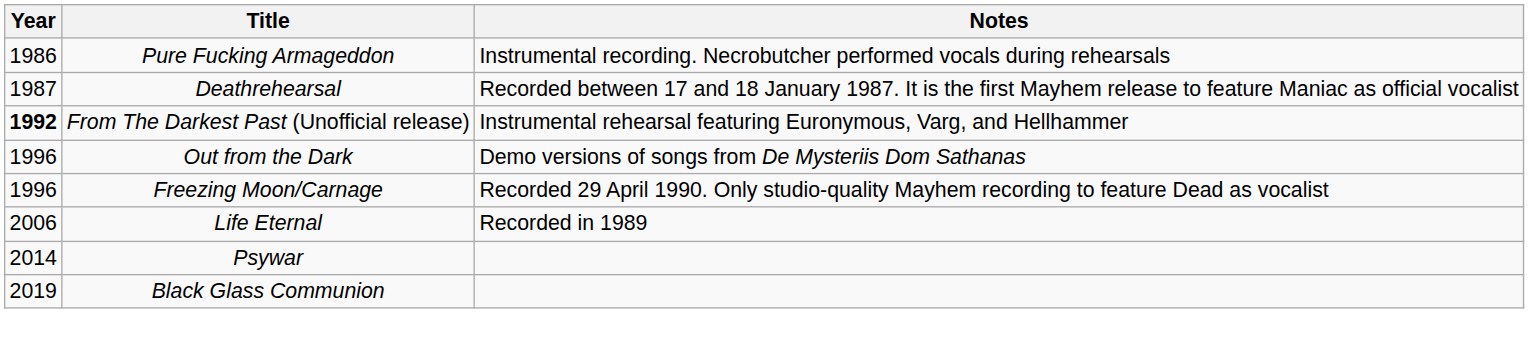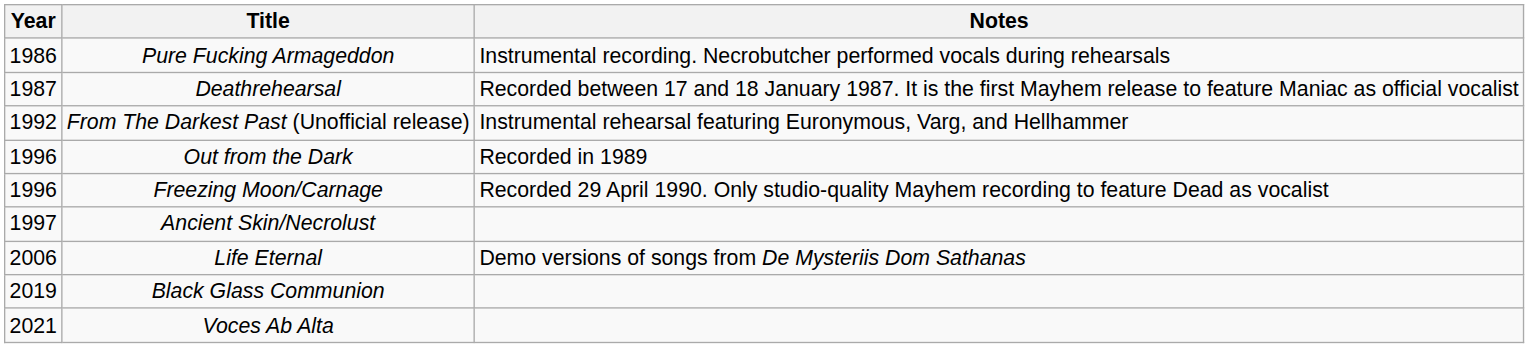(33, 122) bold -> (33, 122) normal
(753, 156) Demo versions of songs from De Mysteriis Dom Sathanas -> (563, 156) Recorded in 1989
+ row: (268, 223)
(563, 223) Recorded in 1989 -> (753, 257) Demo versions of songs from De Mysteriis Dom Sathanas
- row: (268, 257)
+ row: (268, 325)
